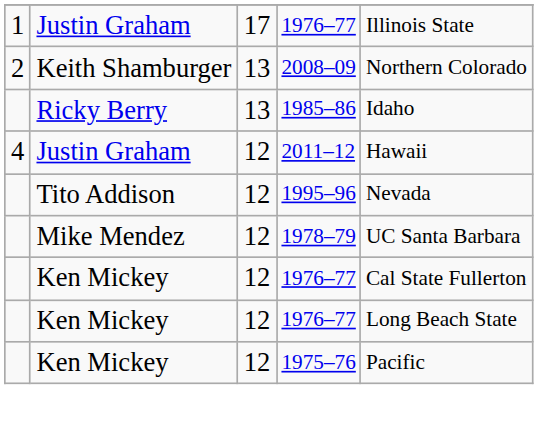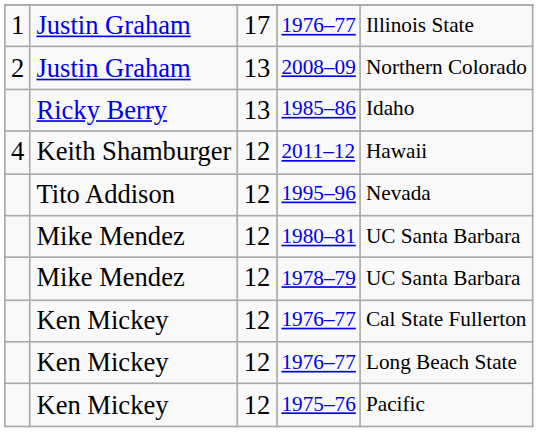(134, 67) Keith Shamburger -> (114, 67) Justin Graham
(114, 151) Justin Graham -> (134, 151) Keith Shamburger
+ row: (18, 237)
